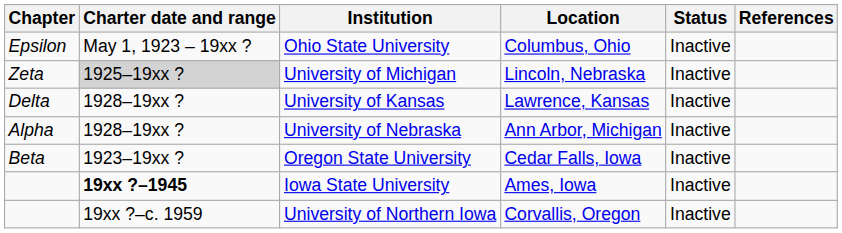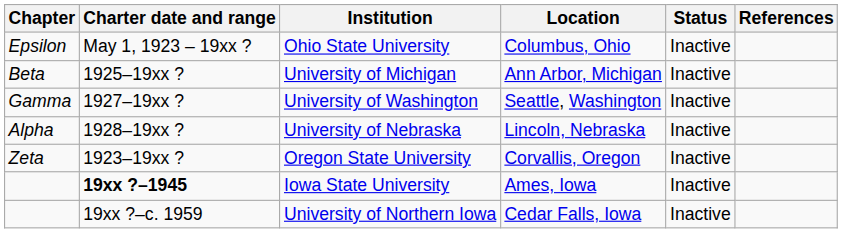(26, 74) Zeta -> (27, 74) Beta
(134, 74) lightgrey background -> (134, 74) no background
(575, 74) Lincoln, Nebraska -> (583, 74) Ann Arbor, Michigan
+ row: (381, 102)
- row: (364, 102)
(583, 130) Ann Arbor, Michigan -> (575, 130) Lincoln, Nebraska
(27, 158) Beta -> (26, 158) Zeta
(573, 158) Cedar Falls, Iowa -> (572, 158) Corvallis, Oregon
(572, 213) Corvallis, Oregon -> (573, 213) Cedar Falls, Iowa
